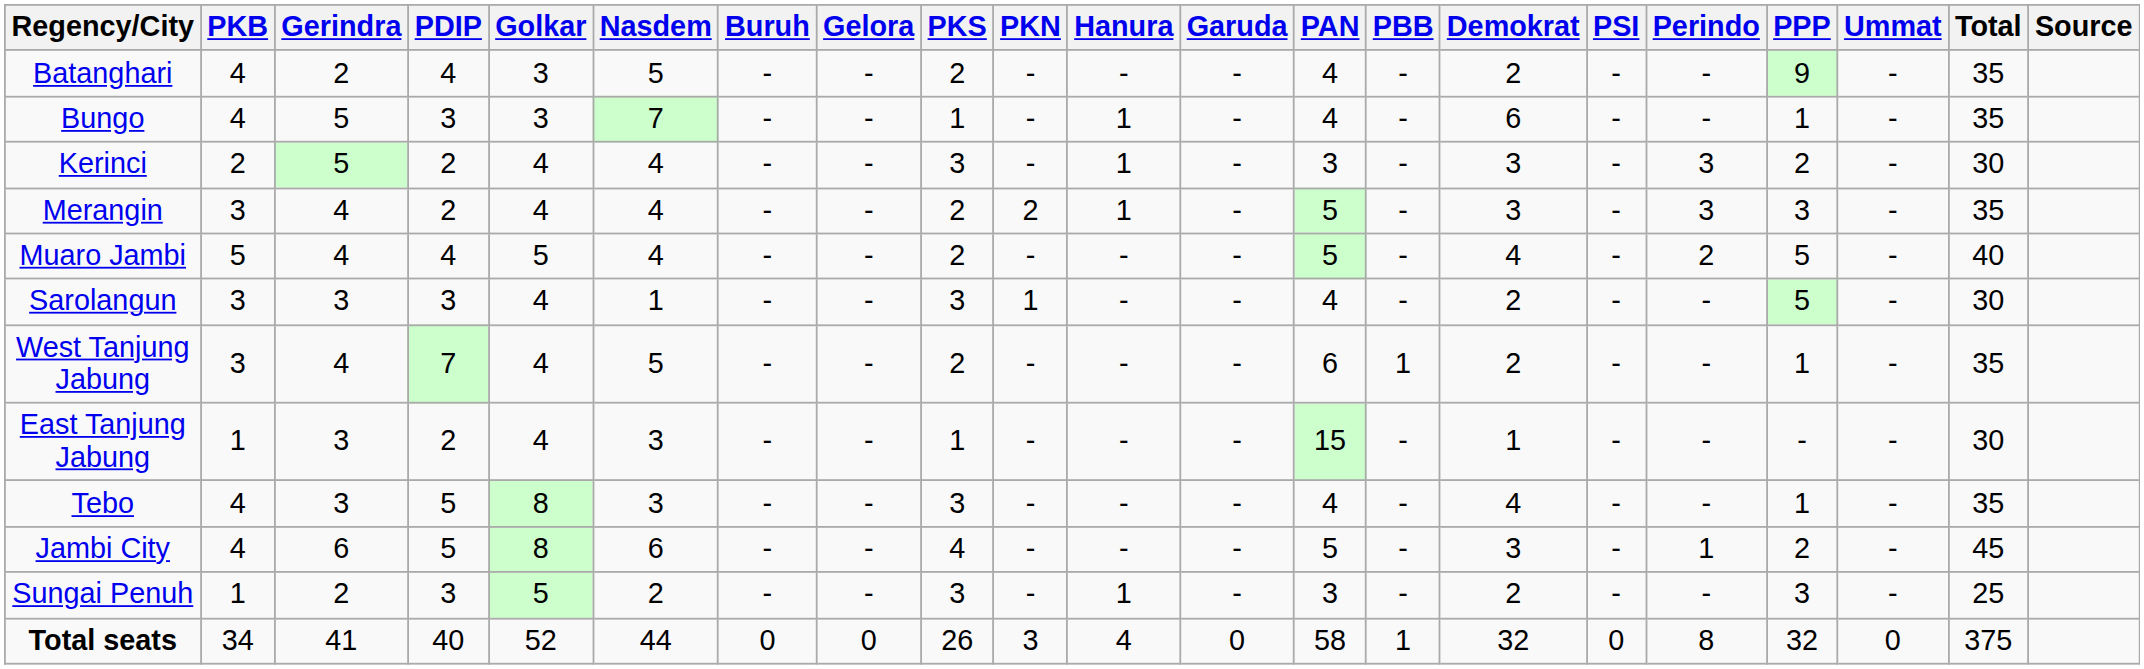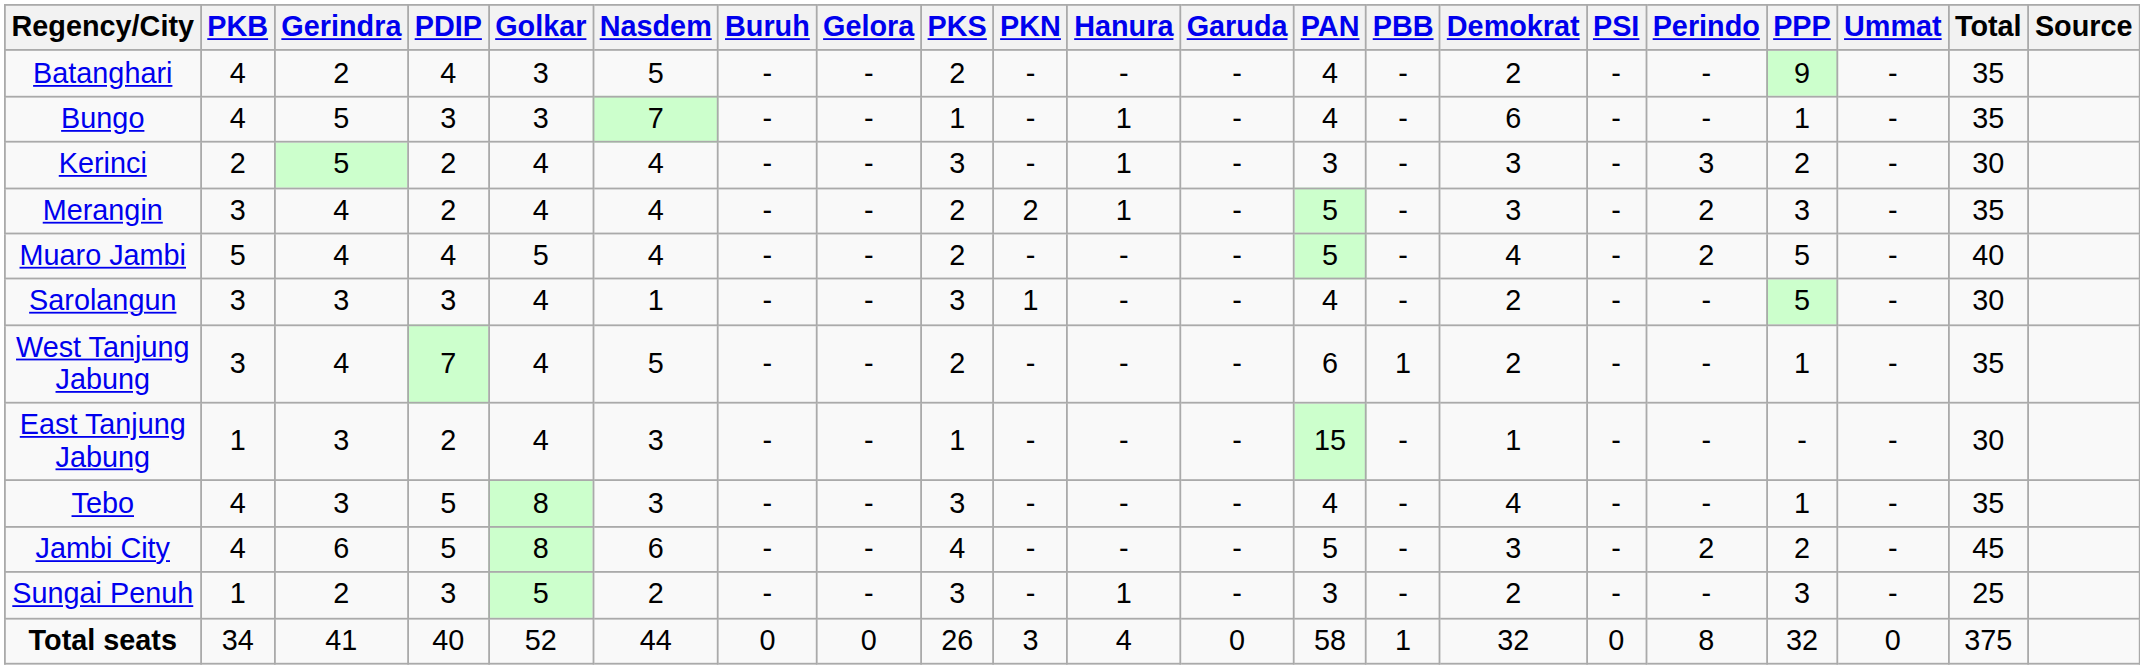(1706, 210) 3 -> (1706, 210) 2
(1706, 548) 1 -> (1706, 548) 2
